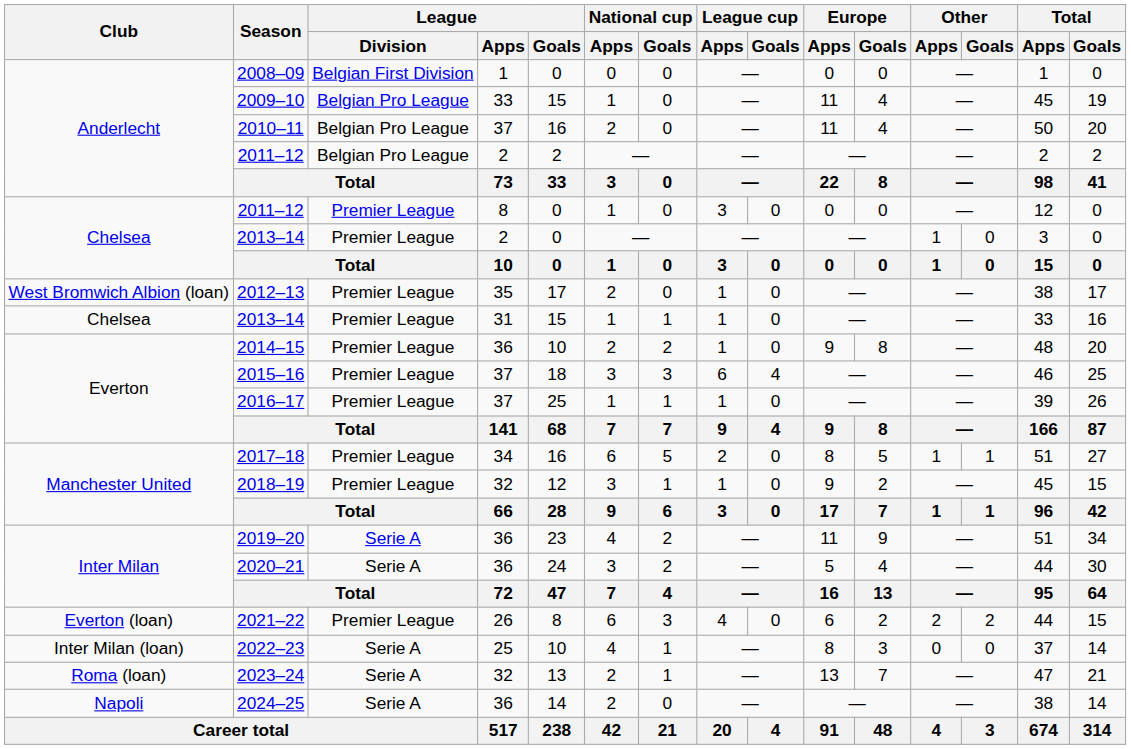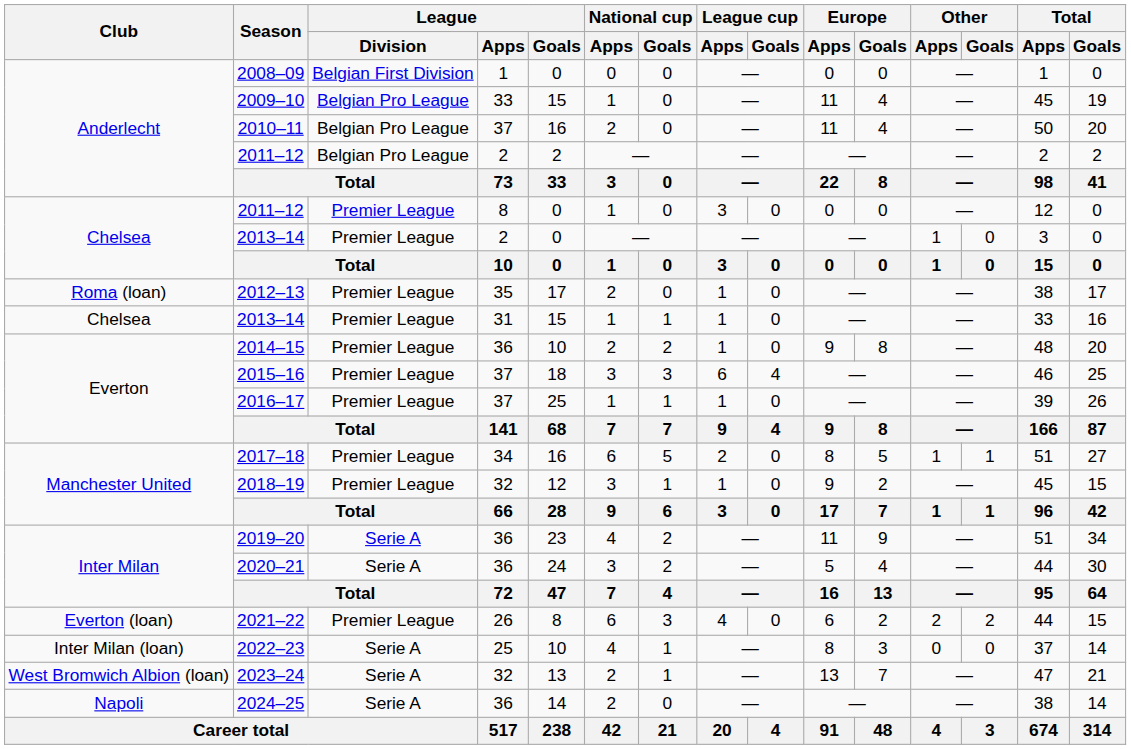(119, 292) West Bromwich Albion (loan) -> (119, 292) Roma (loan)
(119, 675) Roma (loan) -> (119, 675) West Bromwich Albion (loan)
